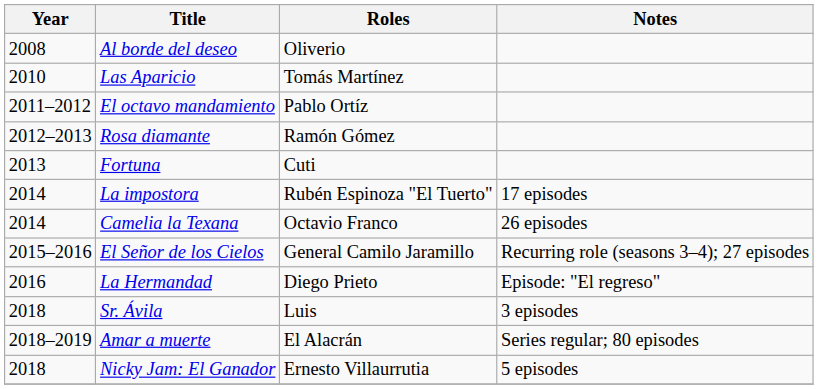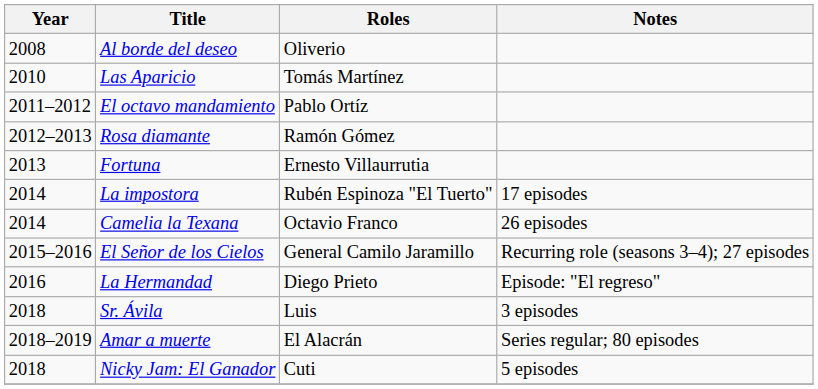(300, 164) Cuti -> (356, 164) Ernesto Villaurrutia
(356, 369) Ernesto Villaurrutia -> (300, 369) Cuti
